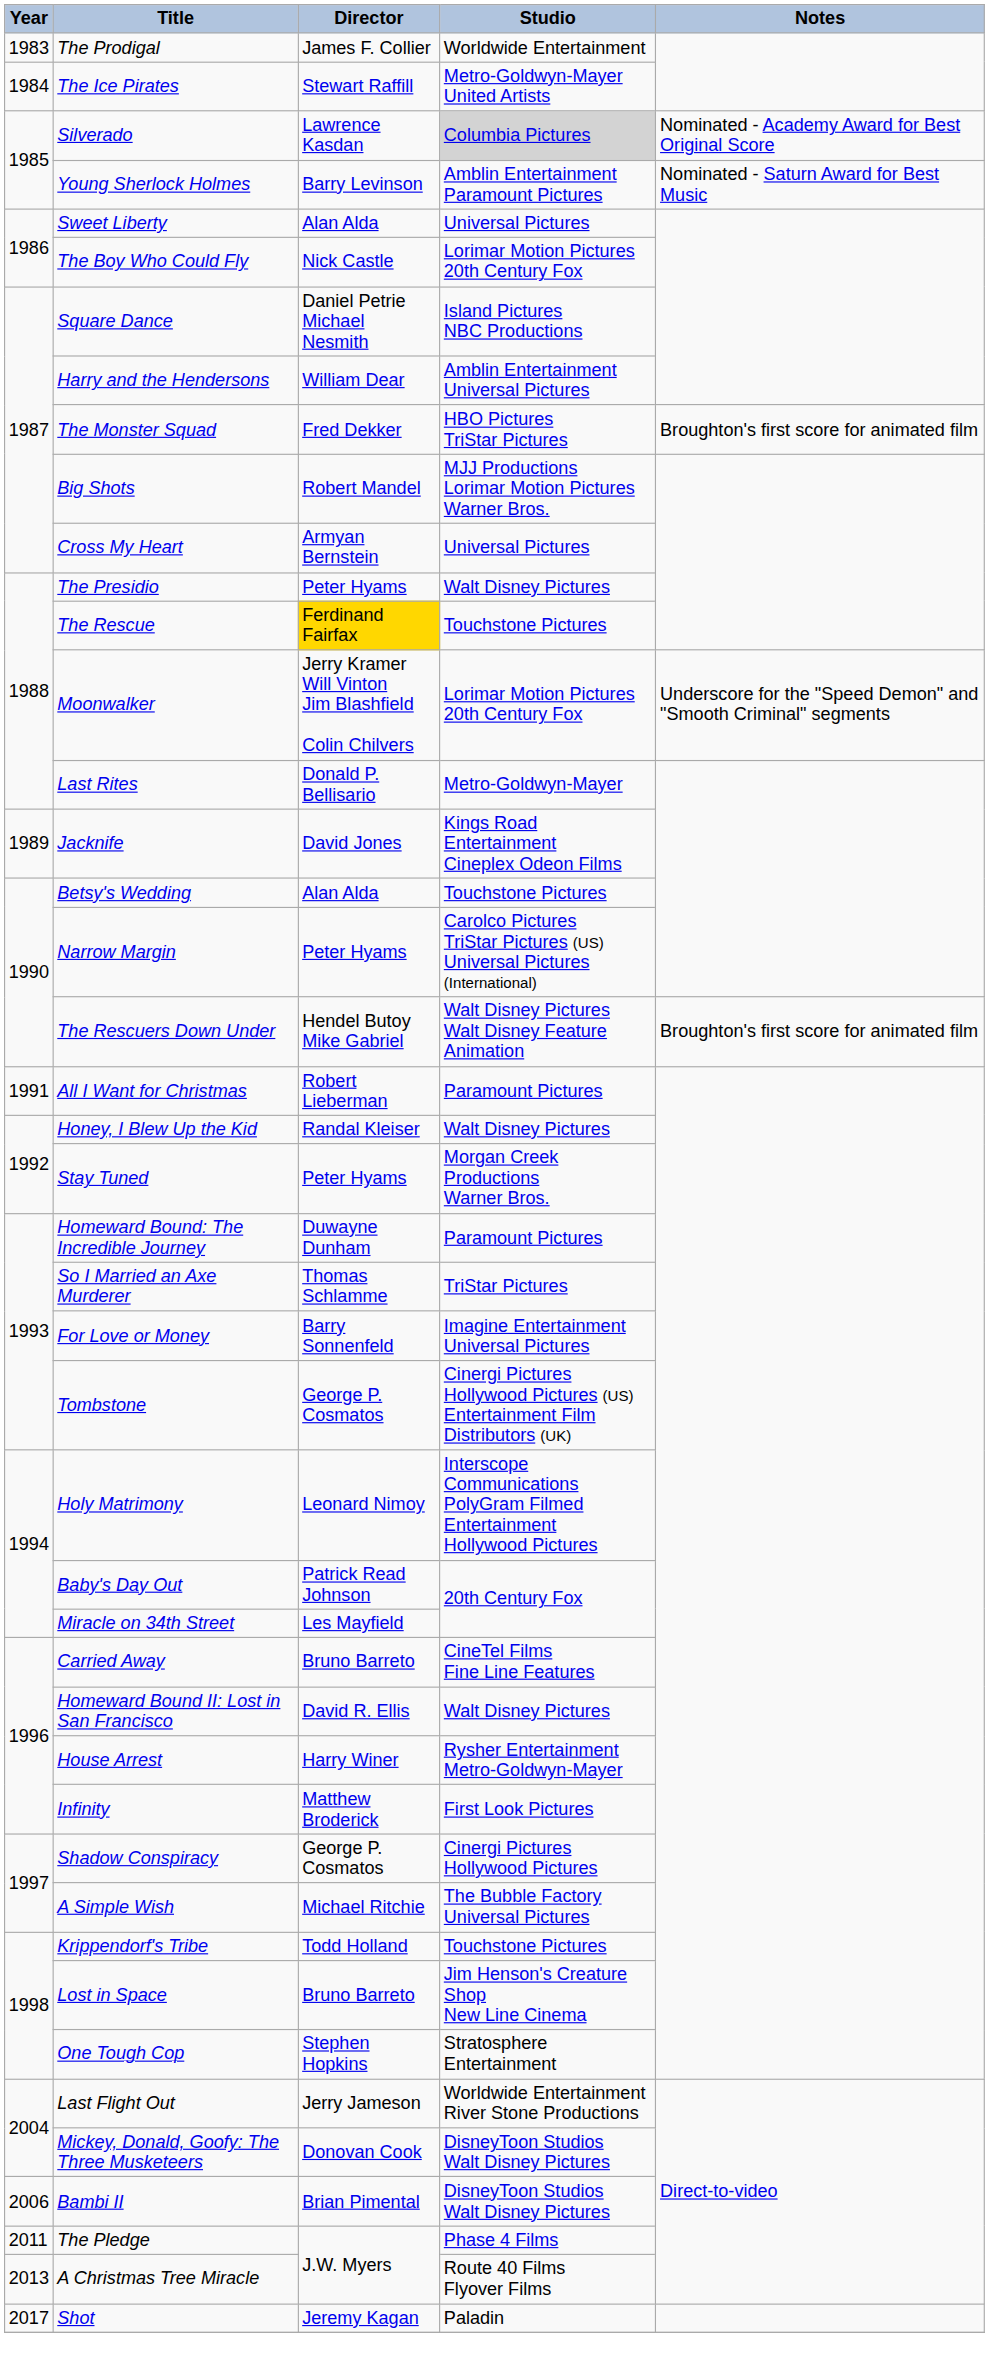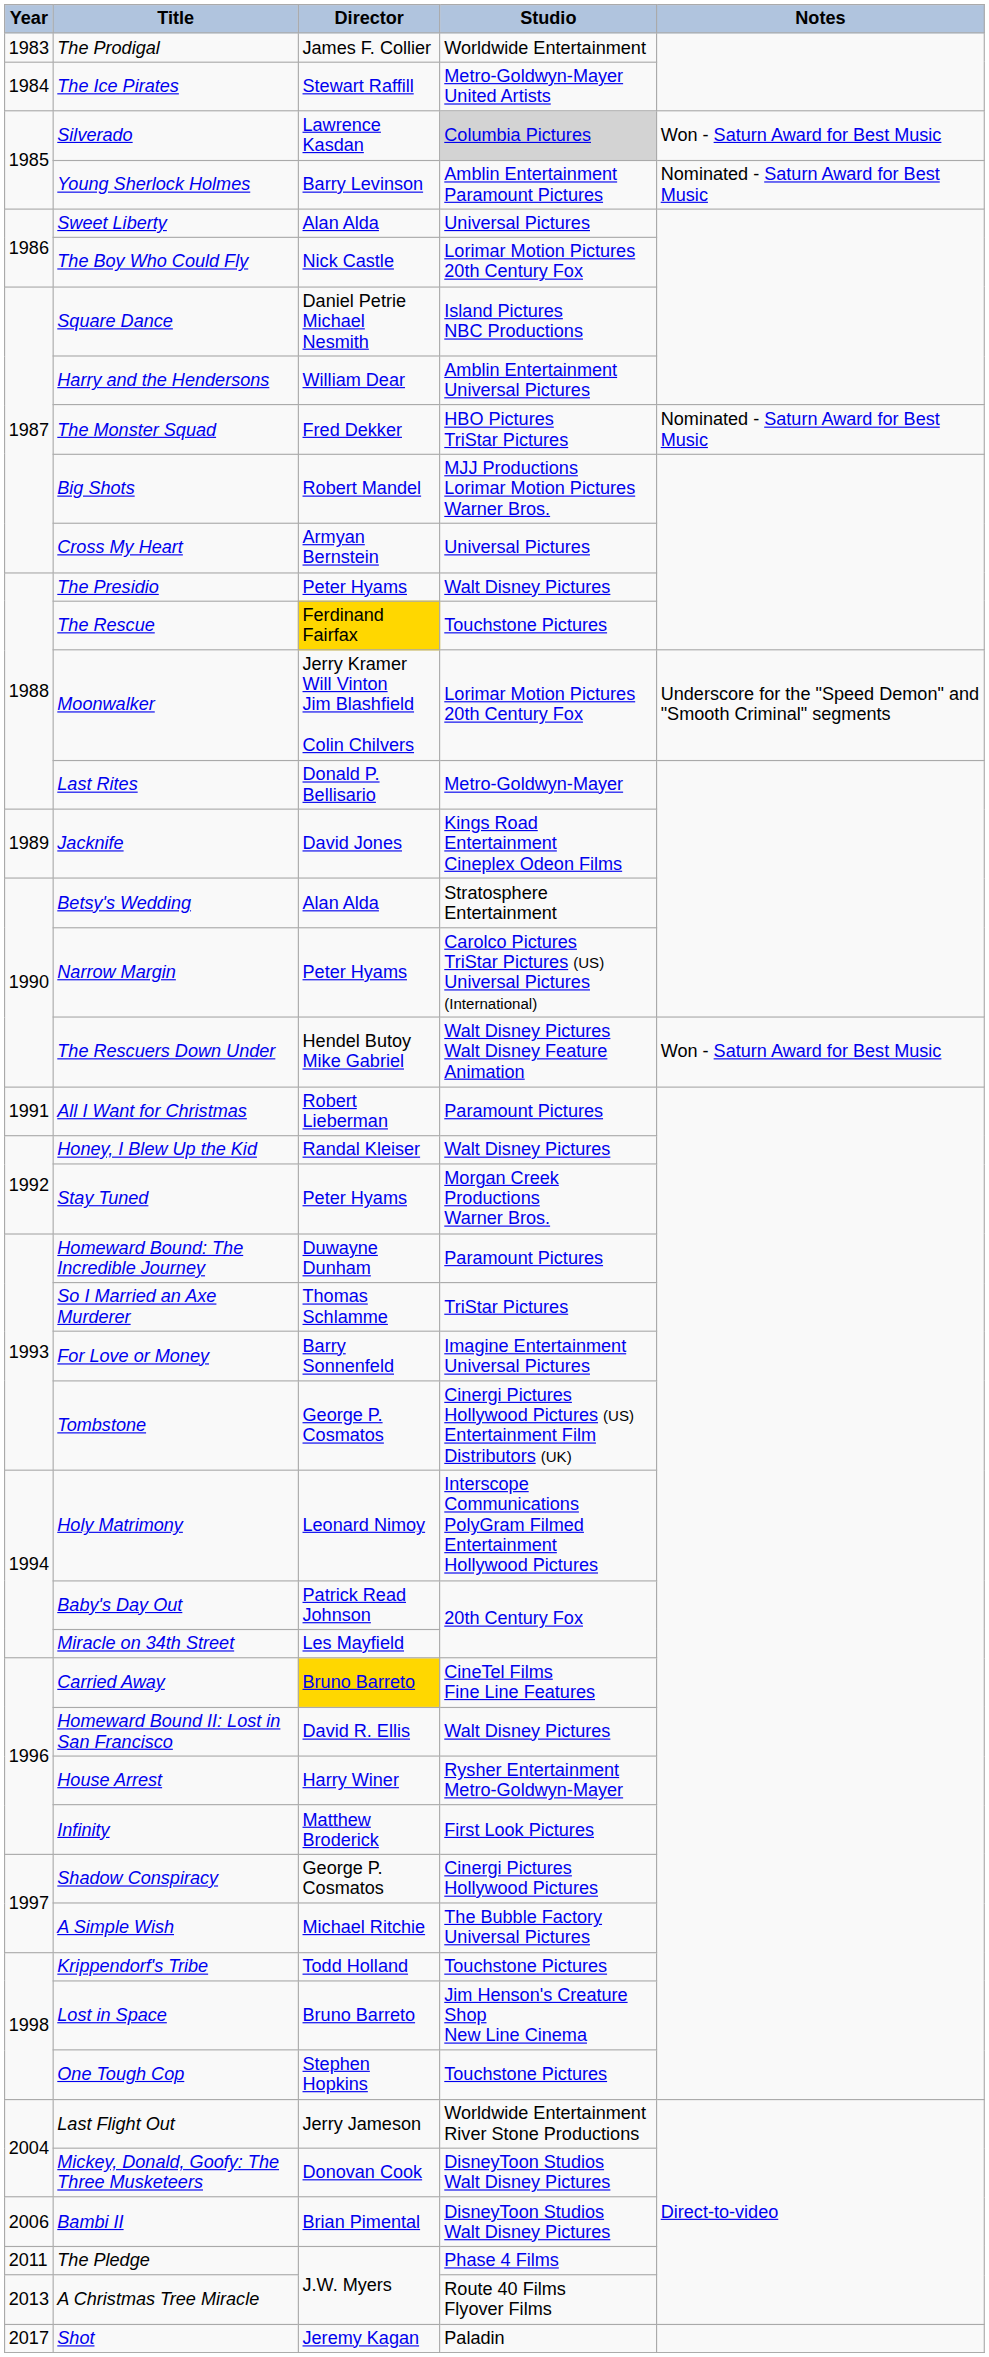(810, 135) Nominated - Academy Award for Best Original Score -> (801, 135) Won - Saturn Award for Best Music
(819, 429) Broughton's first score for animated film -> (800, 429) Nominated - Saturn Award for Best Music
(525, 892) Touchstone Pictures -> (501, 902) Stratosphere Entertainment
(819, 1031) Broughton's first score for animated film -> (801, 1051) Won - Saturn Award for Best Music
(358, 1662) no background -> (359, 1682) gold background
(500, 2054) Stratosphere Entertainment -> (526, 2074) Touchstone Pictures
